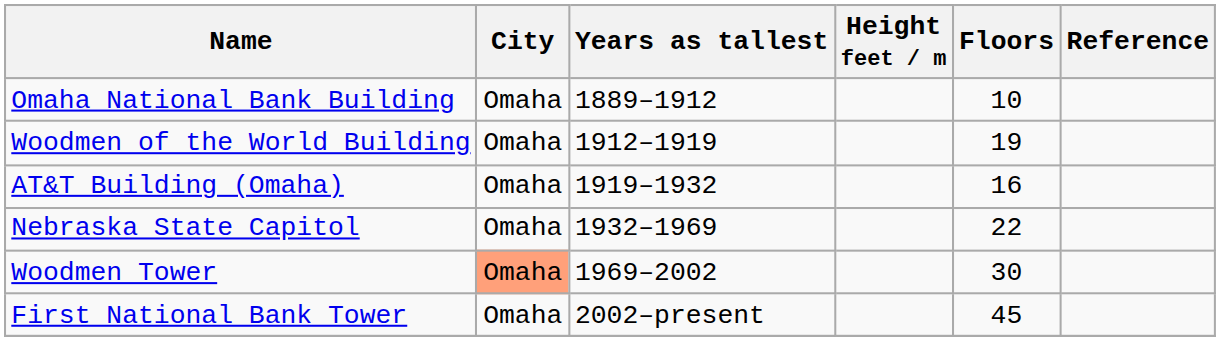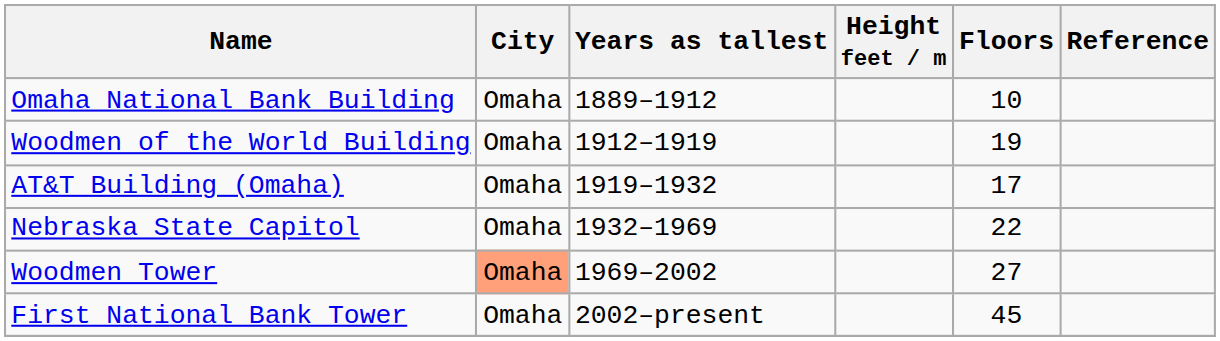(1006, 186) 16 -> (1006, 186) 17
(1006, 272) 30 -> (1006, 272) 27
